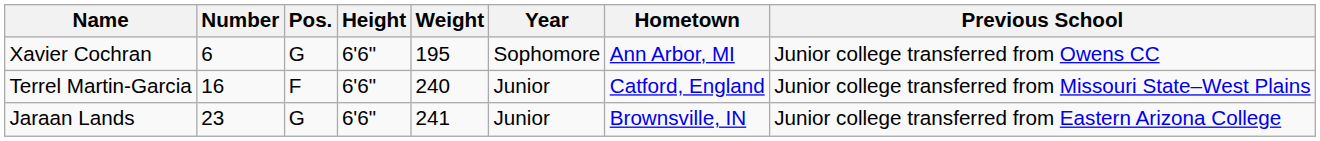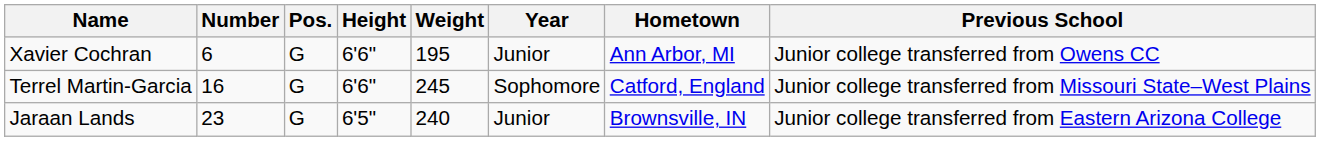(547, 53) Sophomore -> (522, 53) Junior
(295, 86) F -> (297, 86) G
(433, 86) 240 -> (433, 86) 245
(522, 86) Junior -> (547, 86) Sophomore
(359, 119) 6'6" -> (359, 119) 6'5"
(433, 119) 241 -> (433, 119) 240
